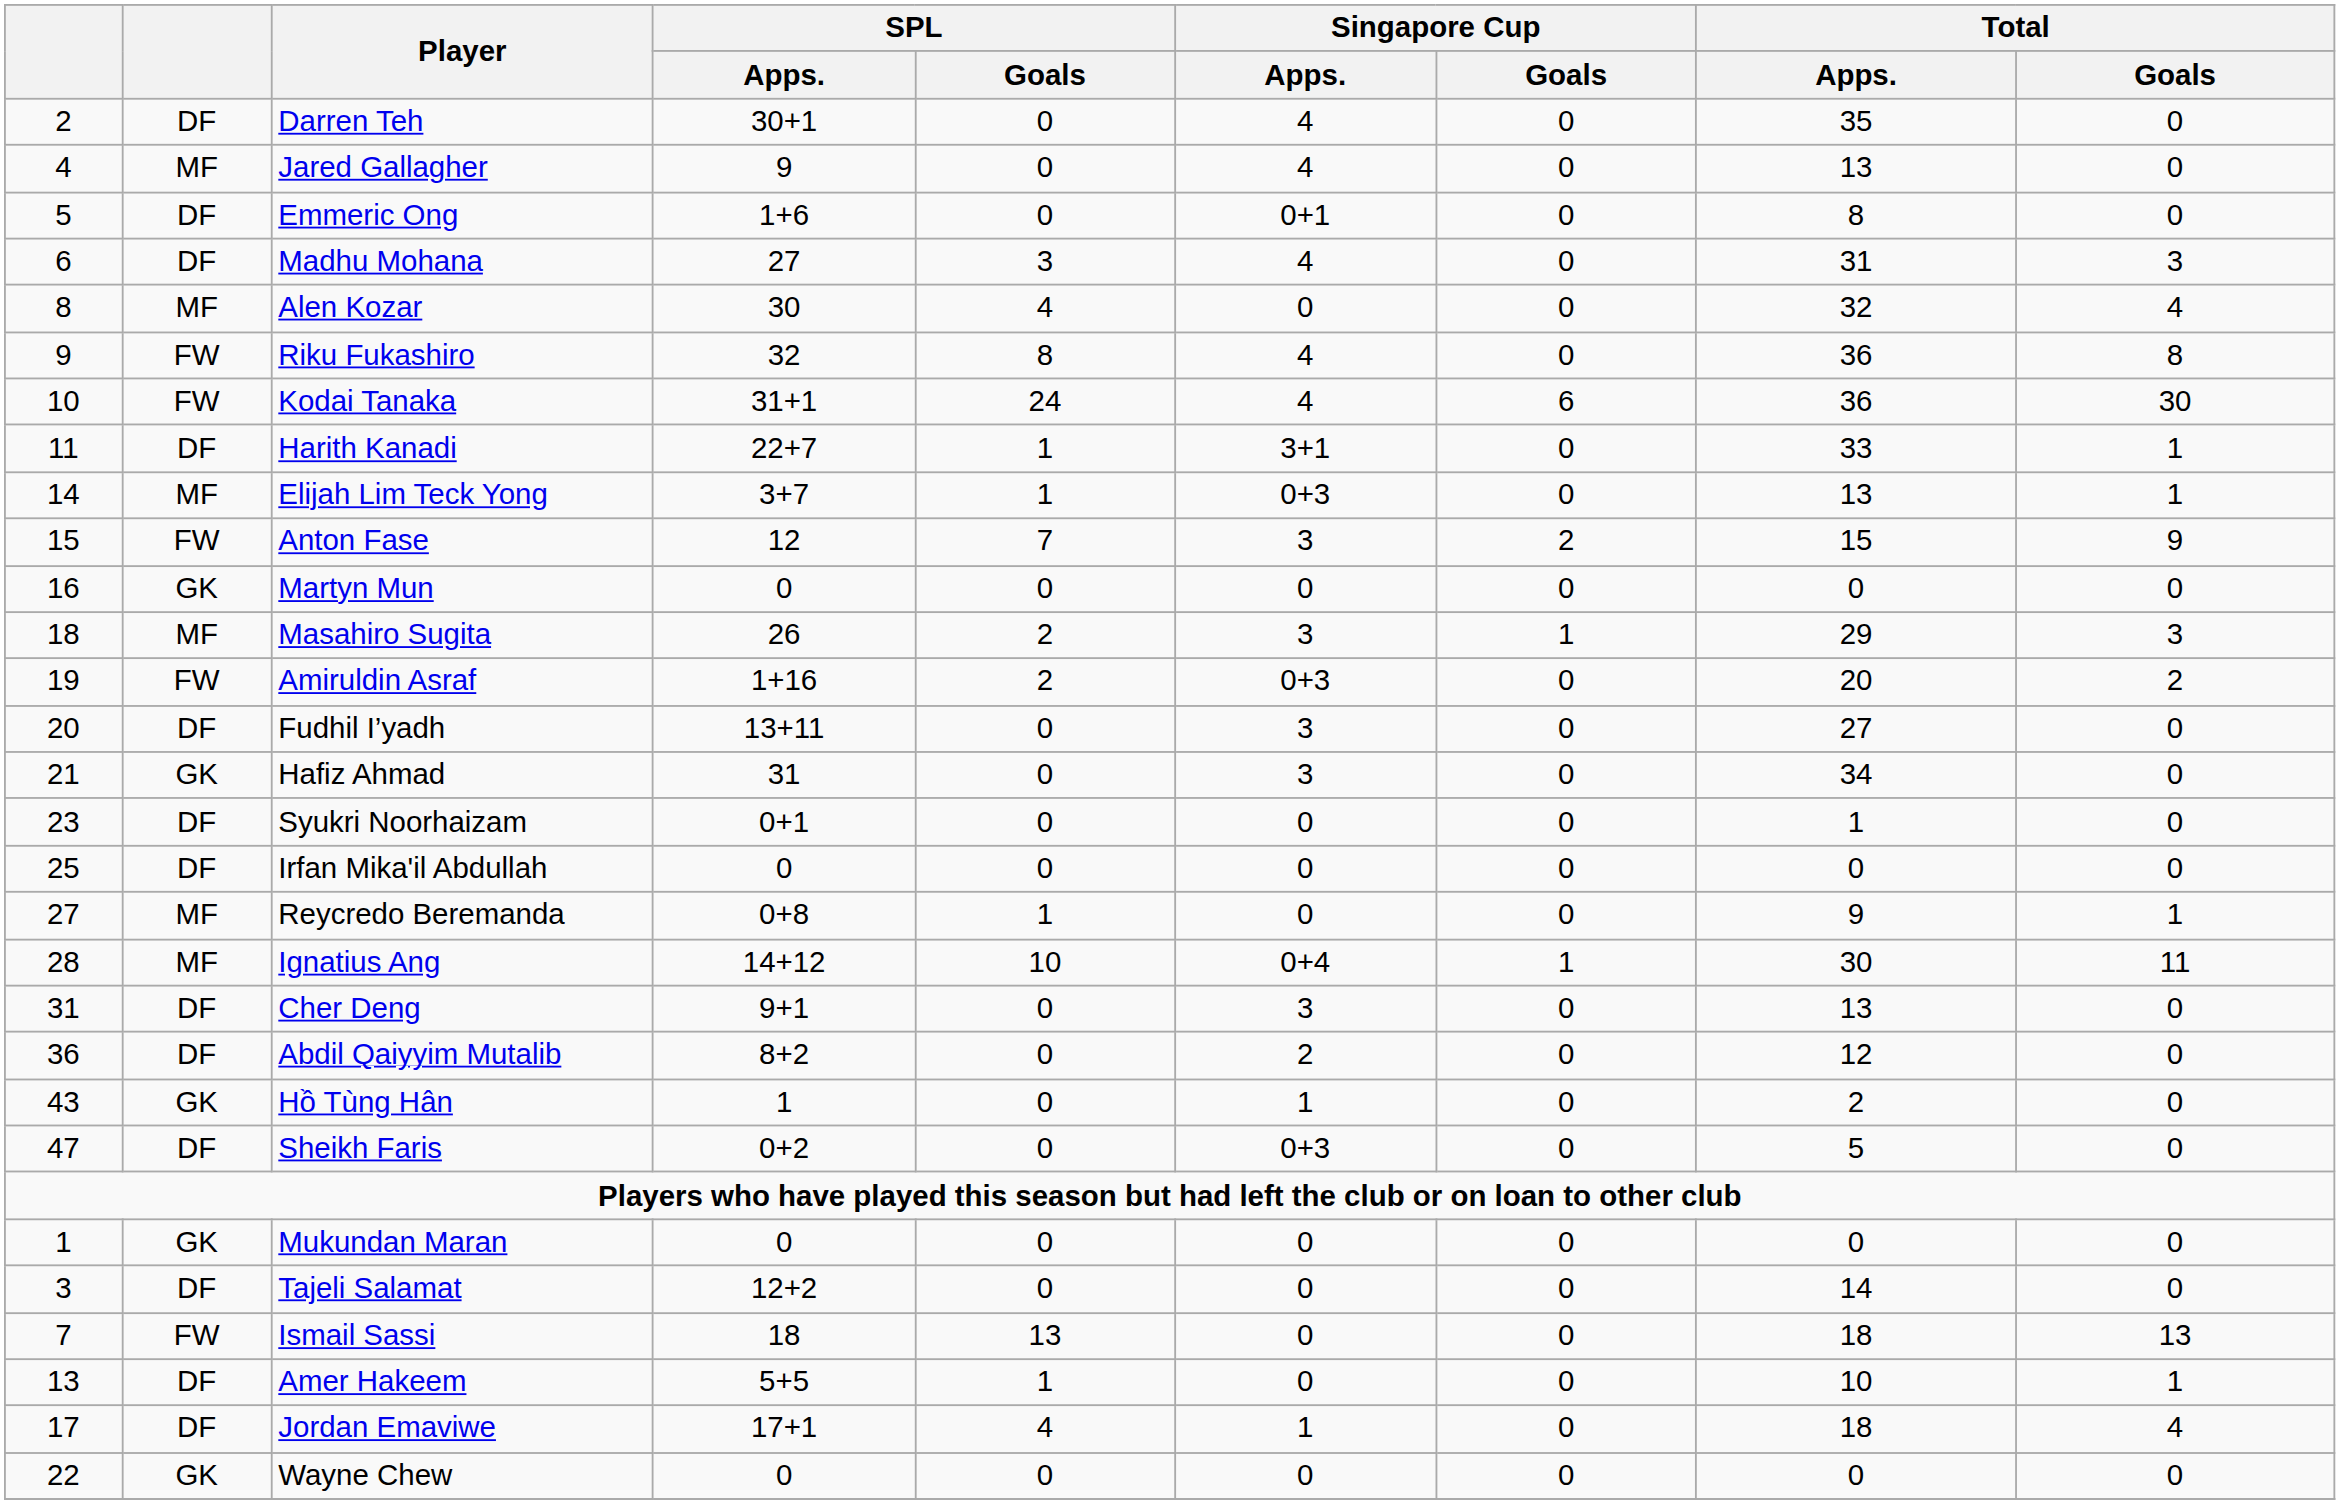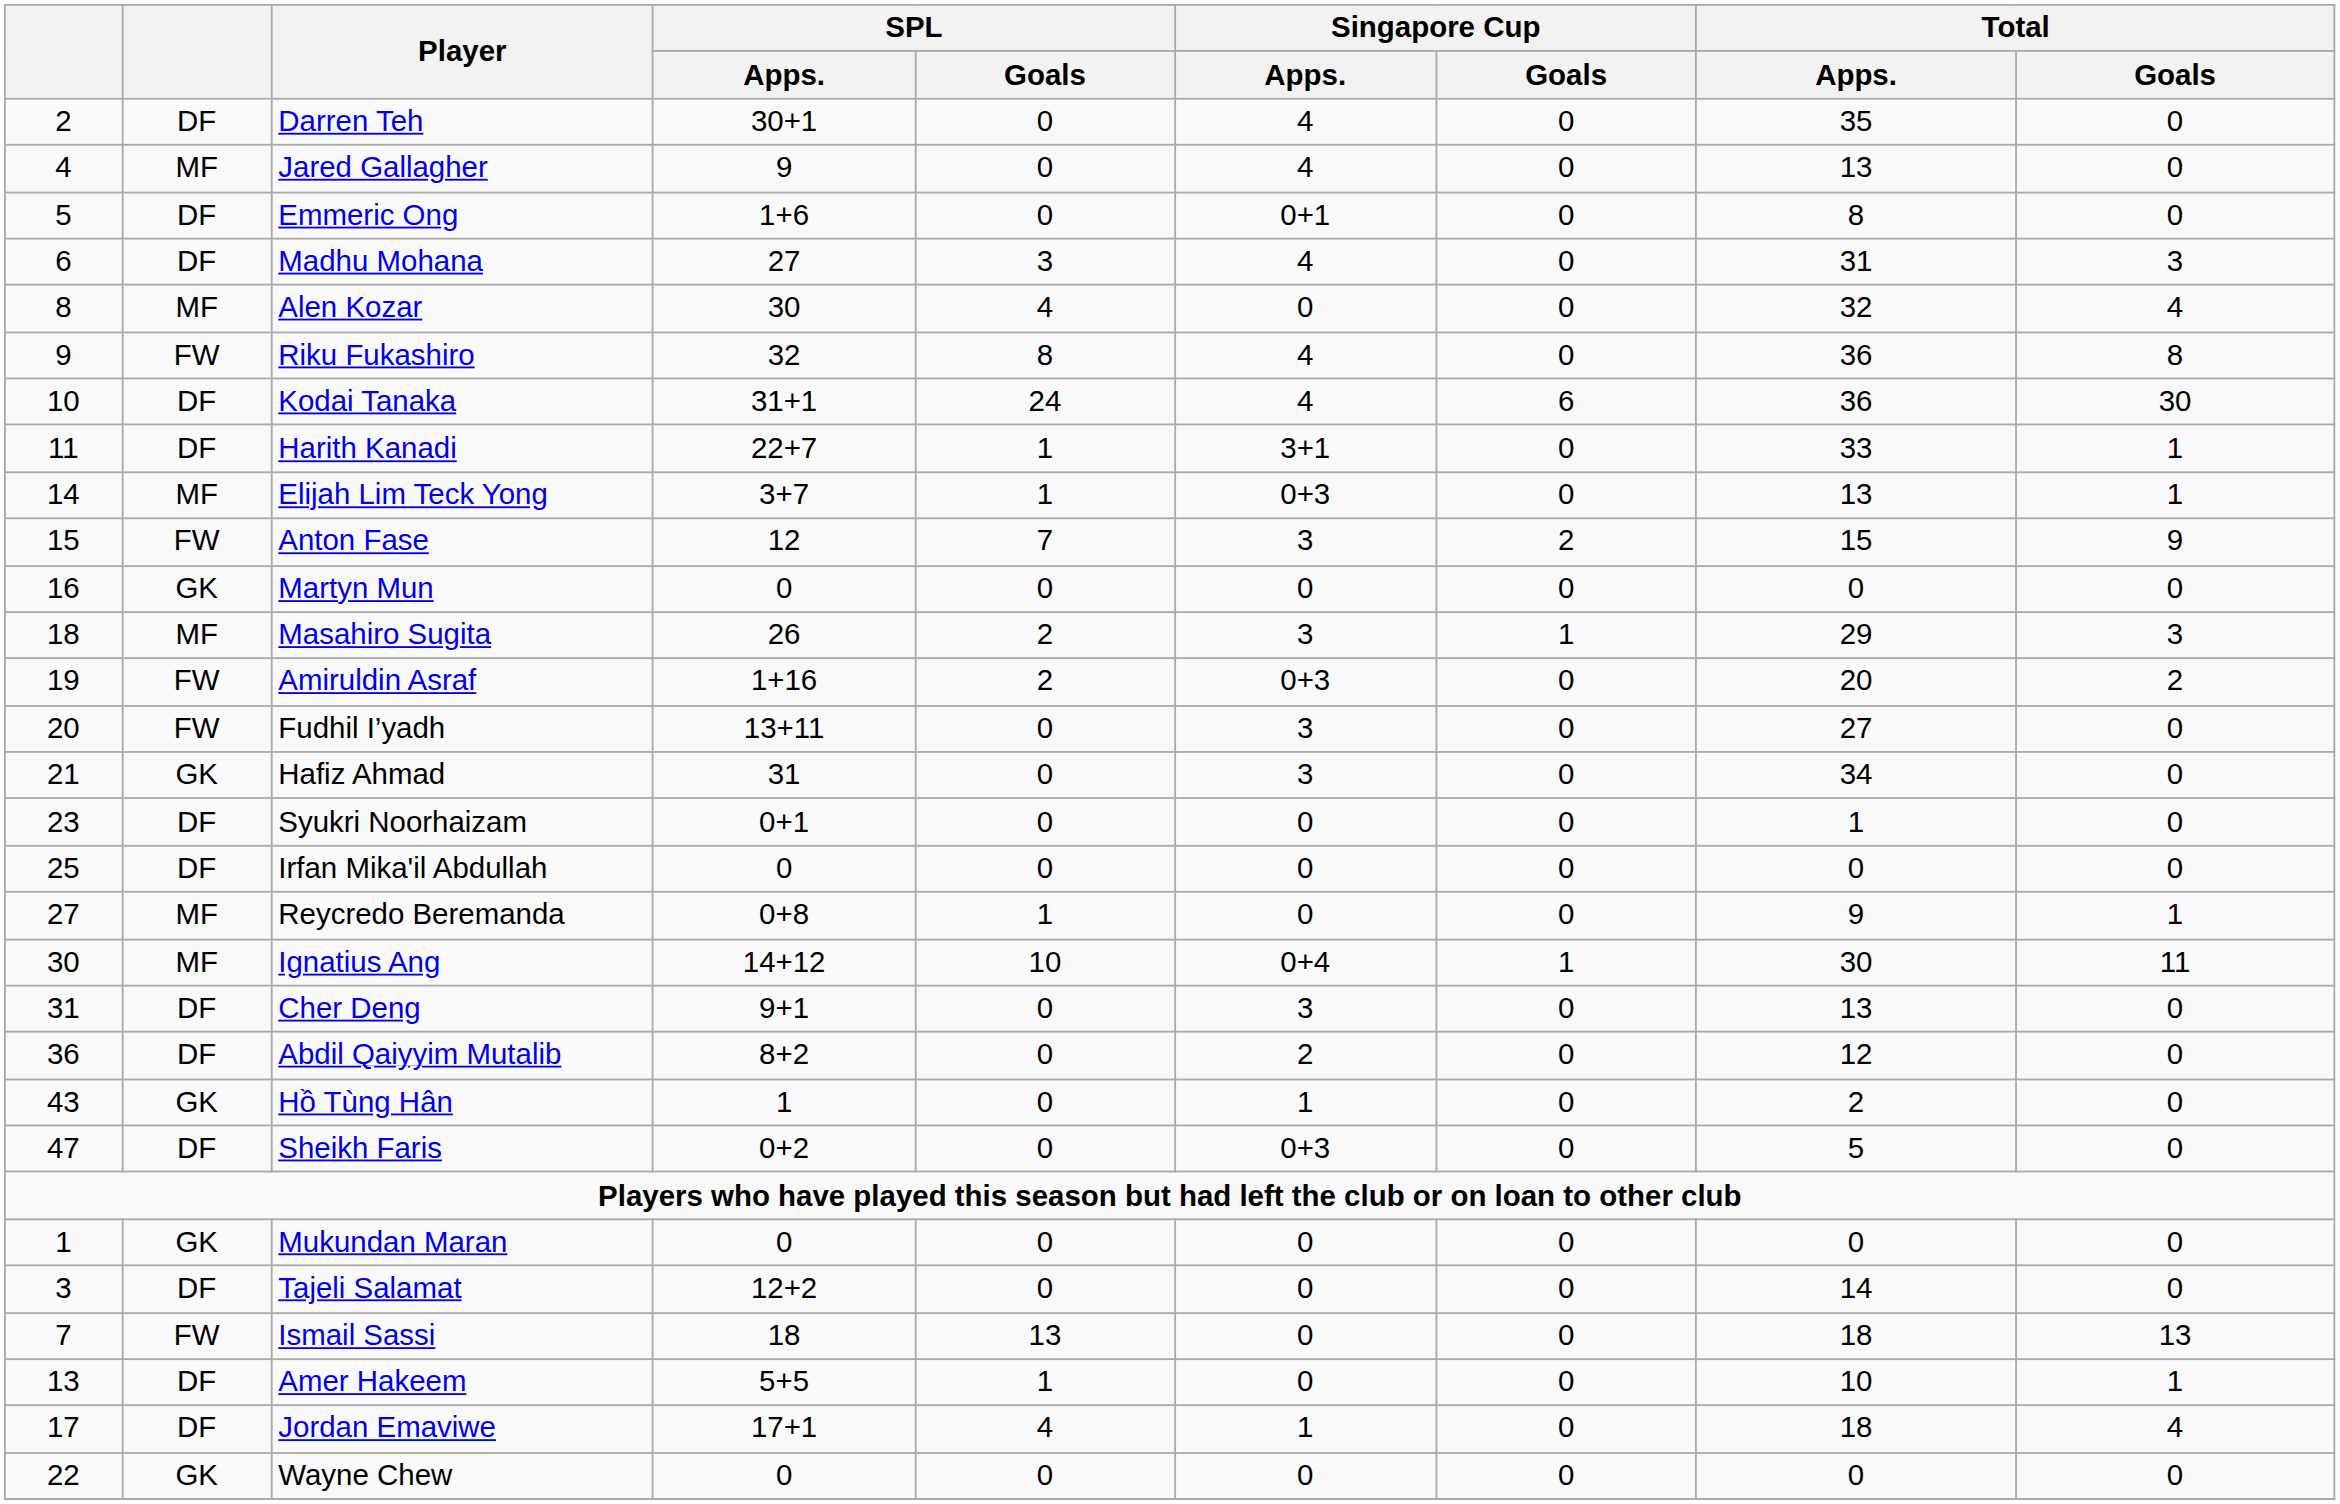(197, 401) FW -> (197, 401) DF
(197, 728) DF -> (197, 728) FW
(63, 961) 28 -> (63, 961) 30
